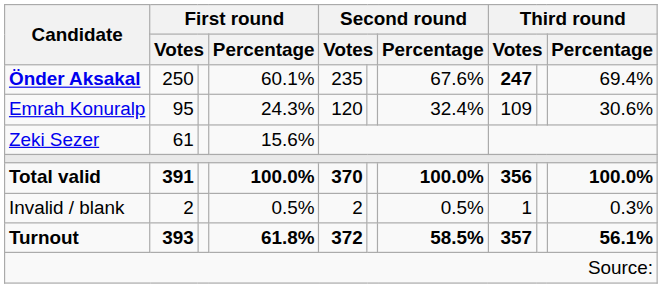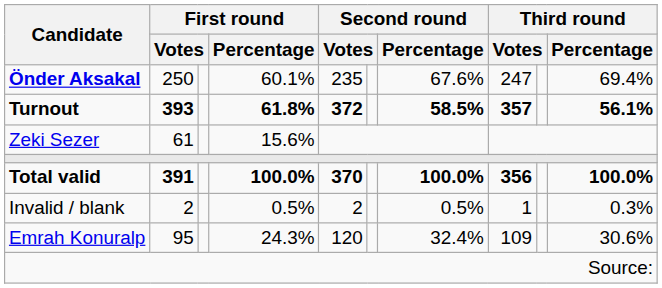(516, 79) bold -> (516, 79) normal
rows swapped: (77, 109) <-> (44, 237)
